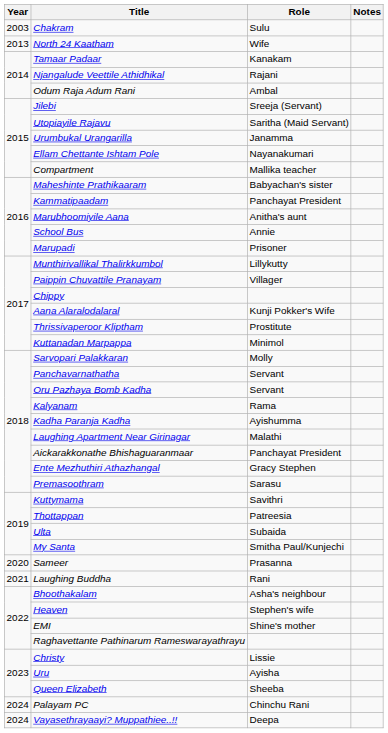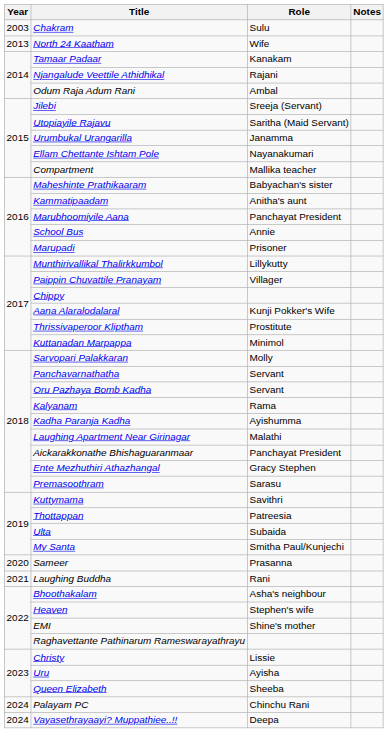(295, 201) Panchayat President -> (278, 201) Anitha's aunt
(278, 216) Anitha's aunt -> (295, 216) Panchayat President
